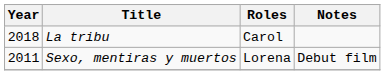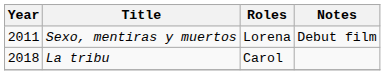rows swapped: (141, 59) <-> (78, 37)
